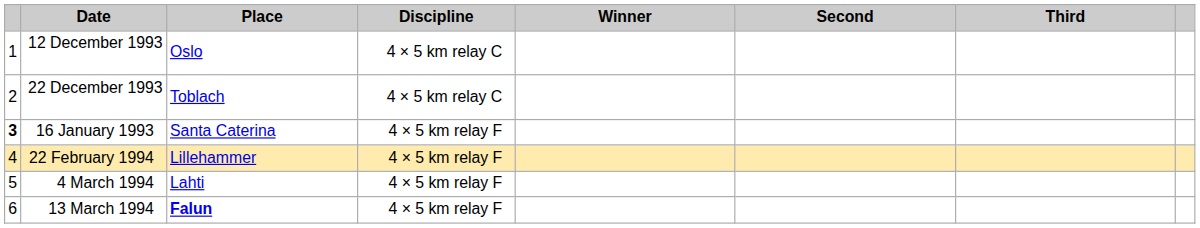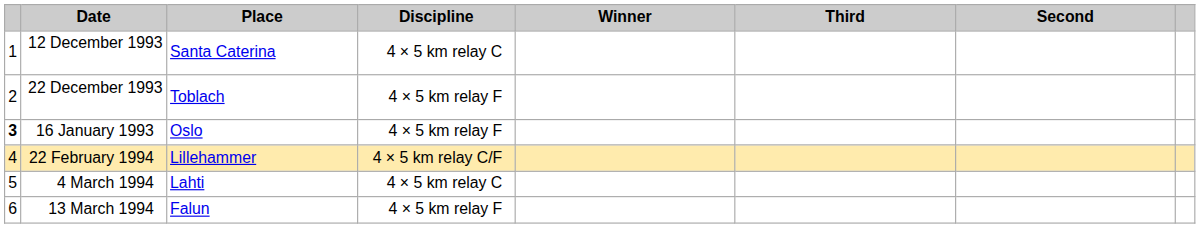columns swapped: (845, 17) <-> (1065, 17)
(186, 52) Oslo -> (223, 52) Santa Caterina
(449, 96) 4 × 5 km relay C -> (450, 96) 4 × 5 km relay F
(223, 131) Santa Caterina -> (186, 131) Oslo
(450, 157) 4 × 5 km relay F -> (442, 157) 4 × 5 km relay C/F
(450, 183) 4 × 5 km relay F -> (449, 183) 4 × 5 km relay C
(191, 209) bold -> (190, 209) normal
